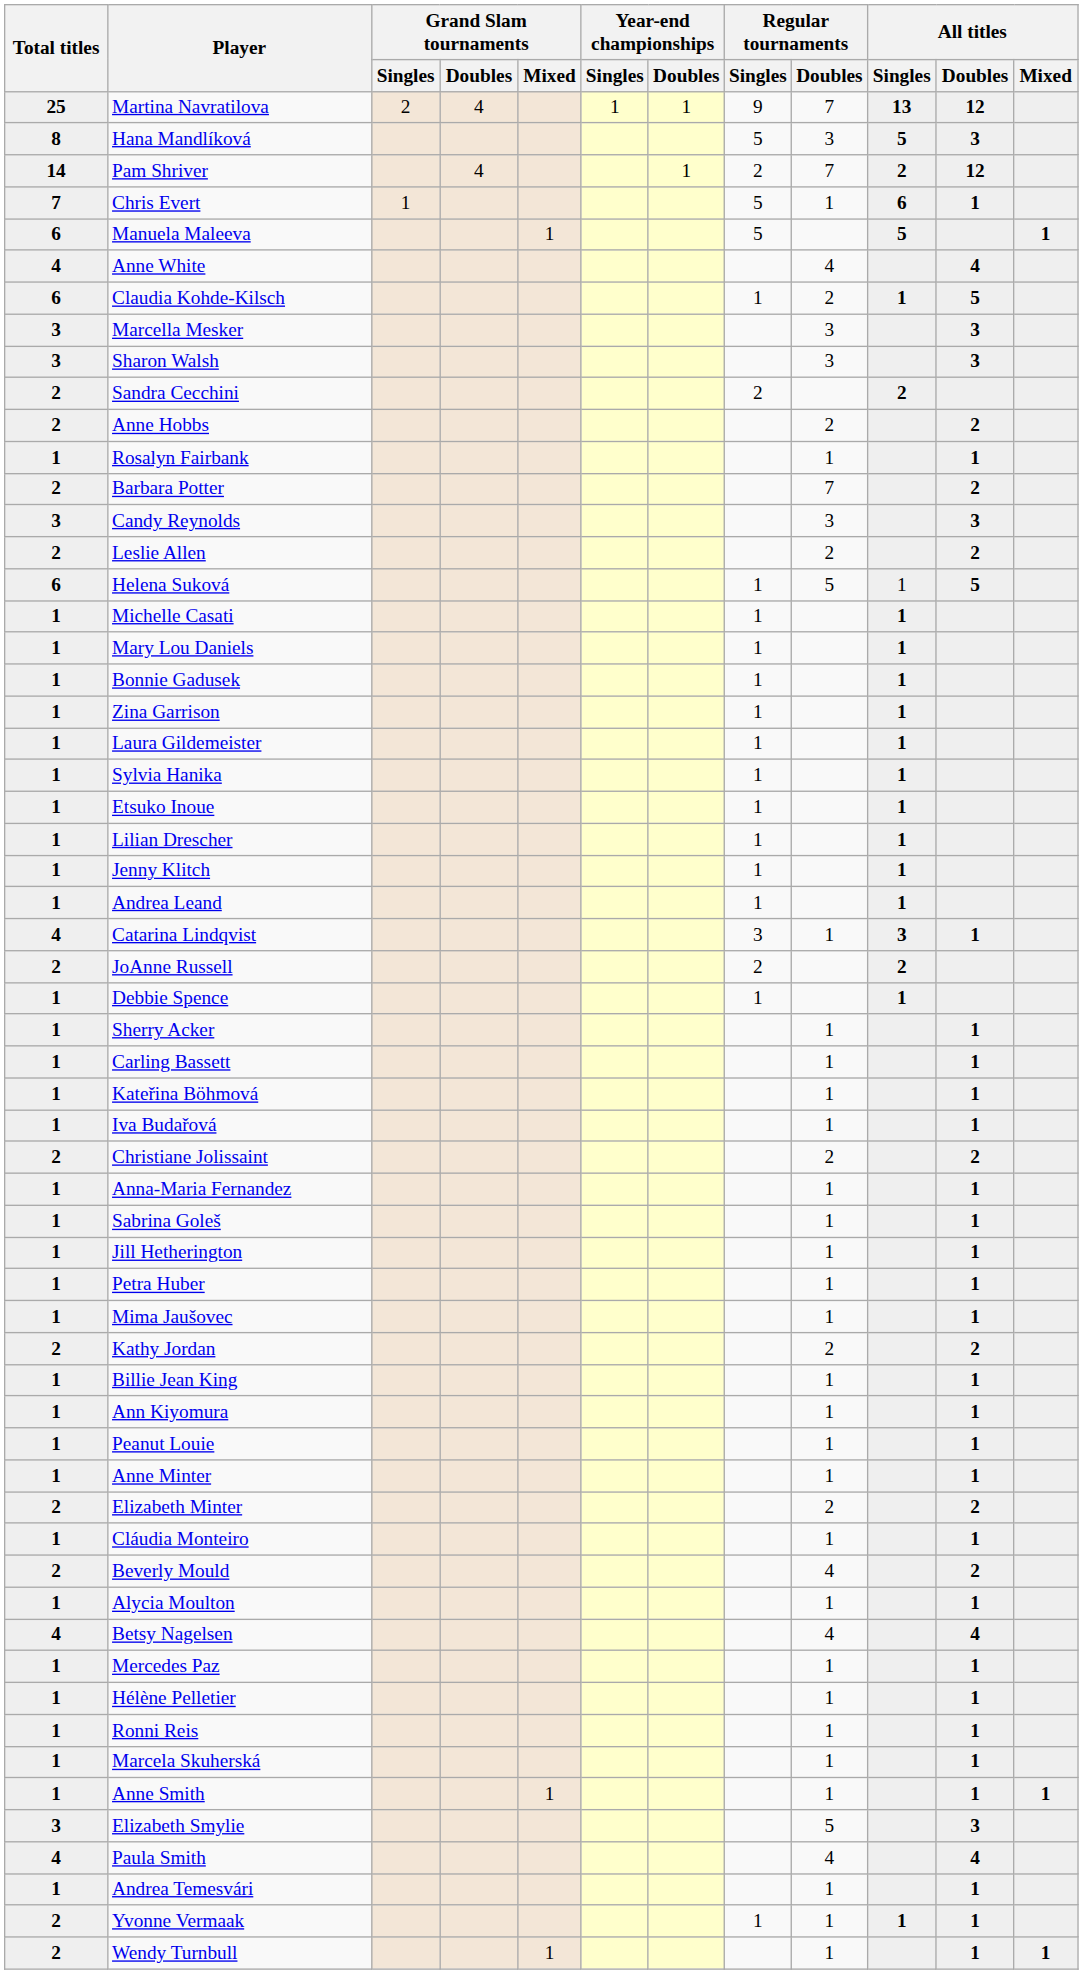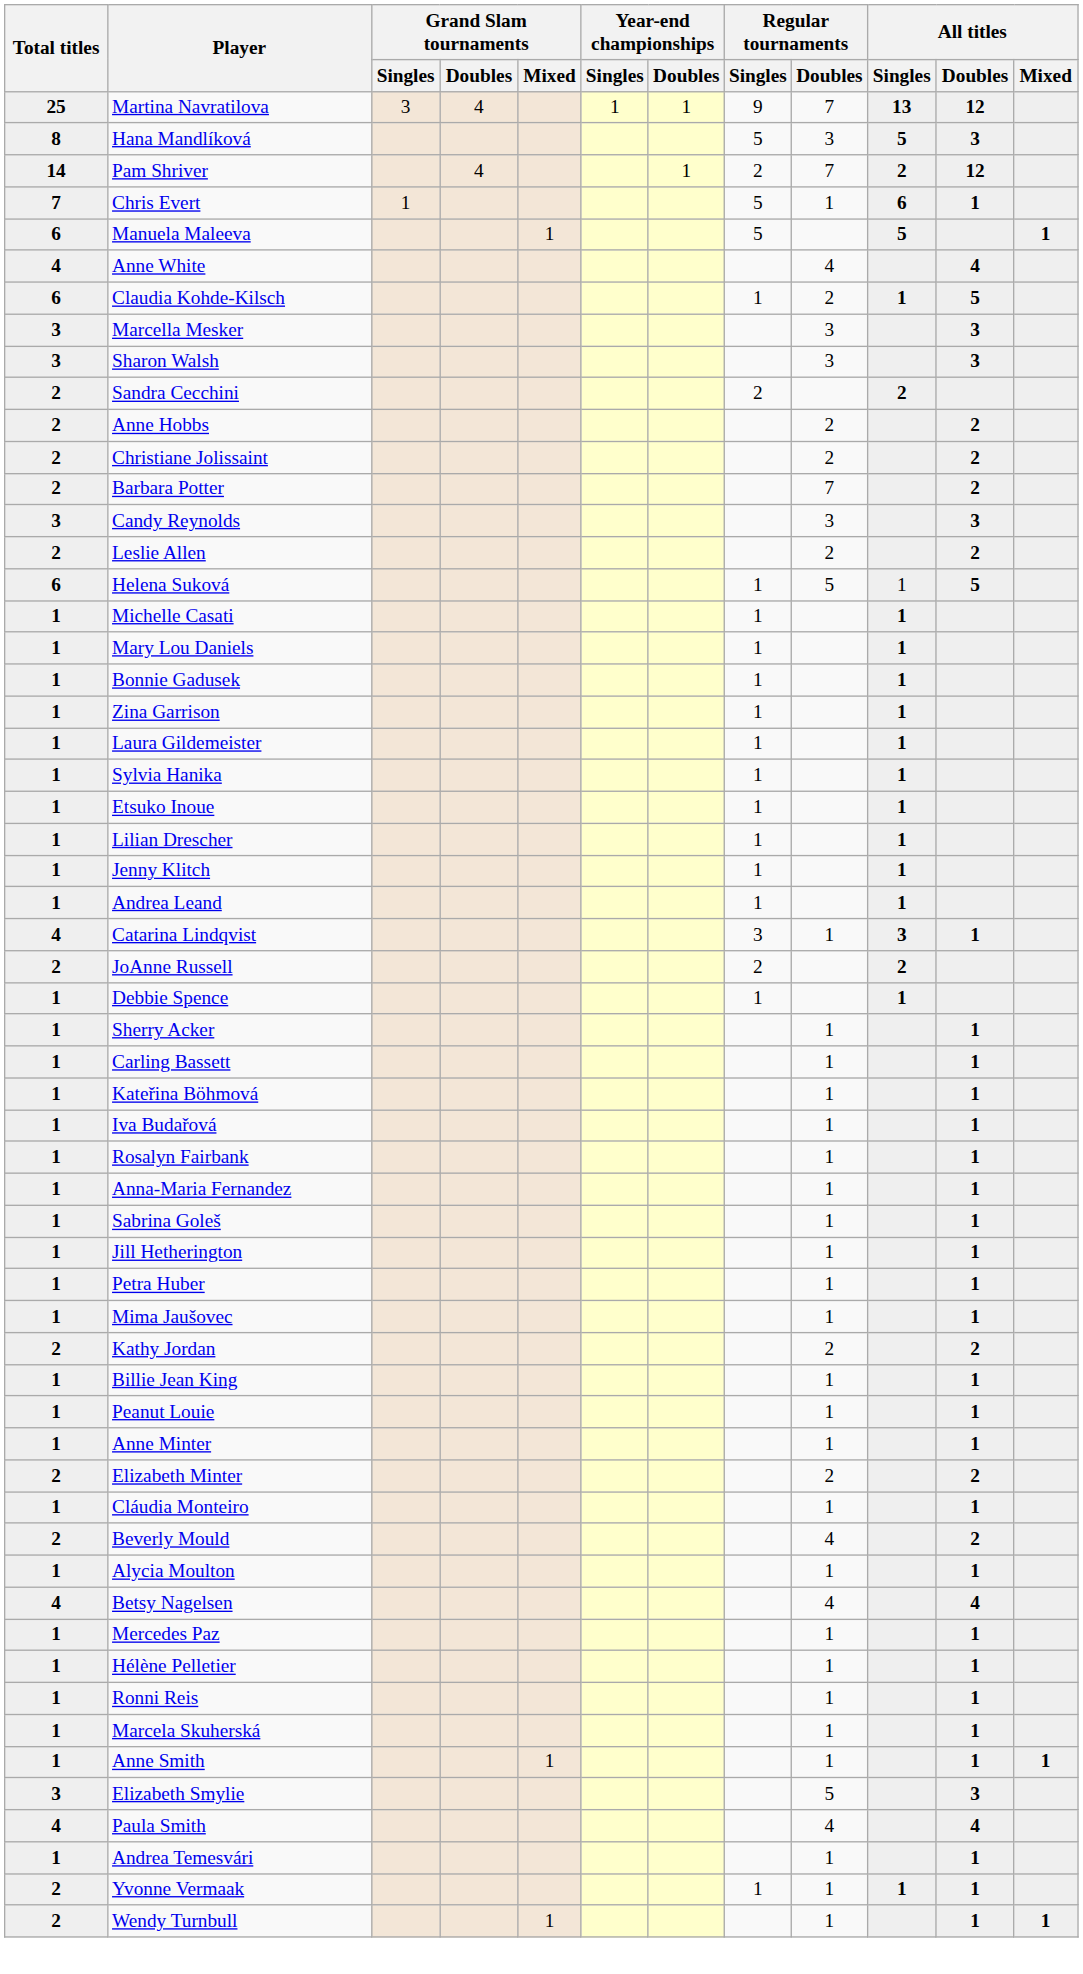(406, 107) 2 -> (406, 107) 3
rows swapped: (190, 1157) <-> (180, 457)
- row: (170, 1412)
